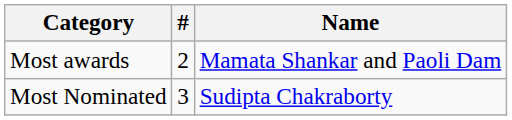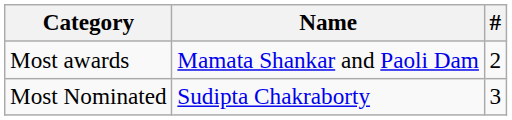columns swapped: (350, 22) <-> (183, 22)
